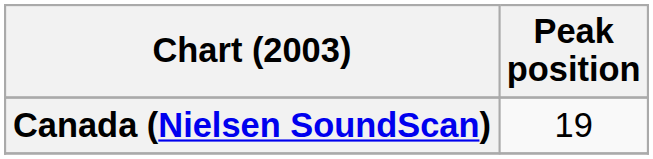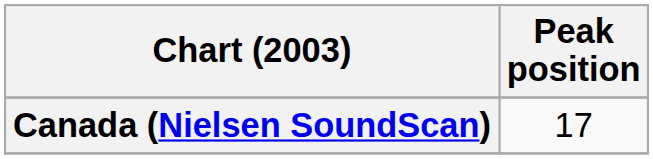(574, 125) 19 -> (574, 125) 17
